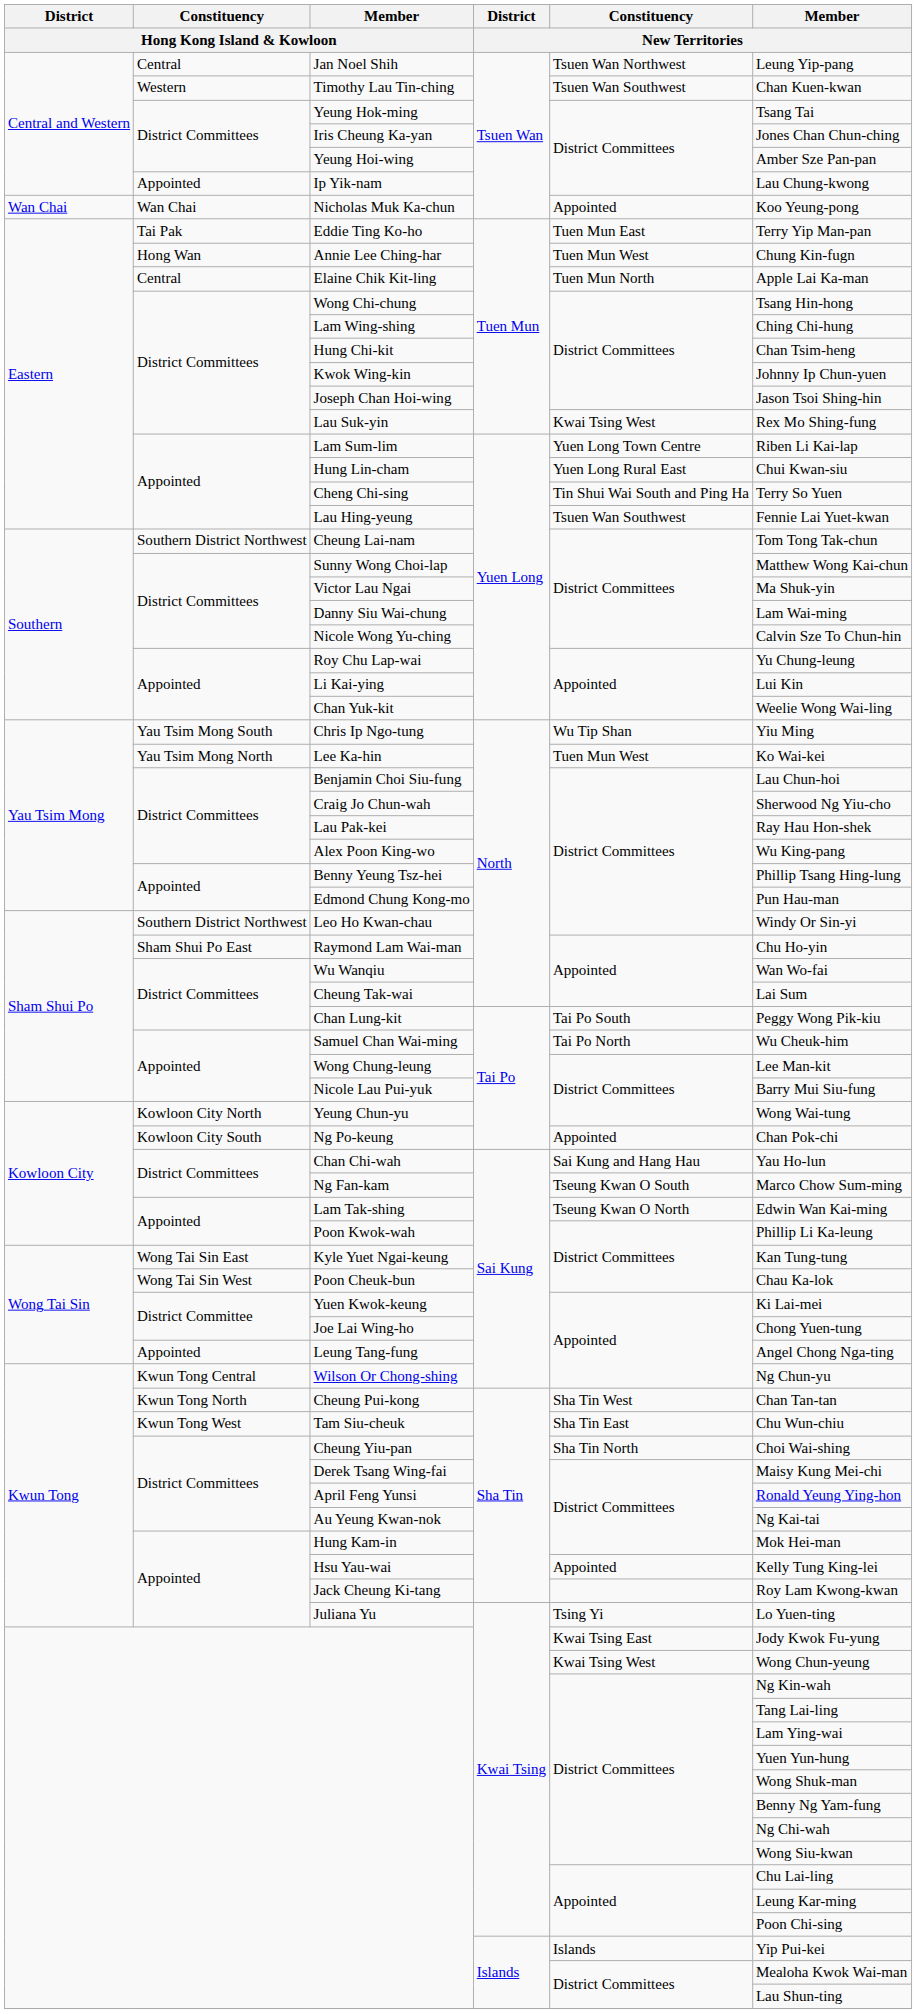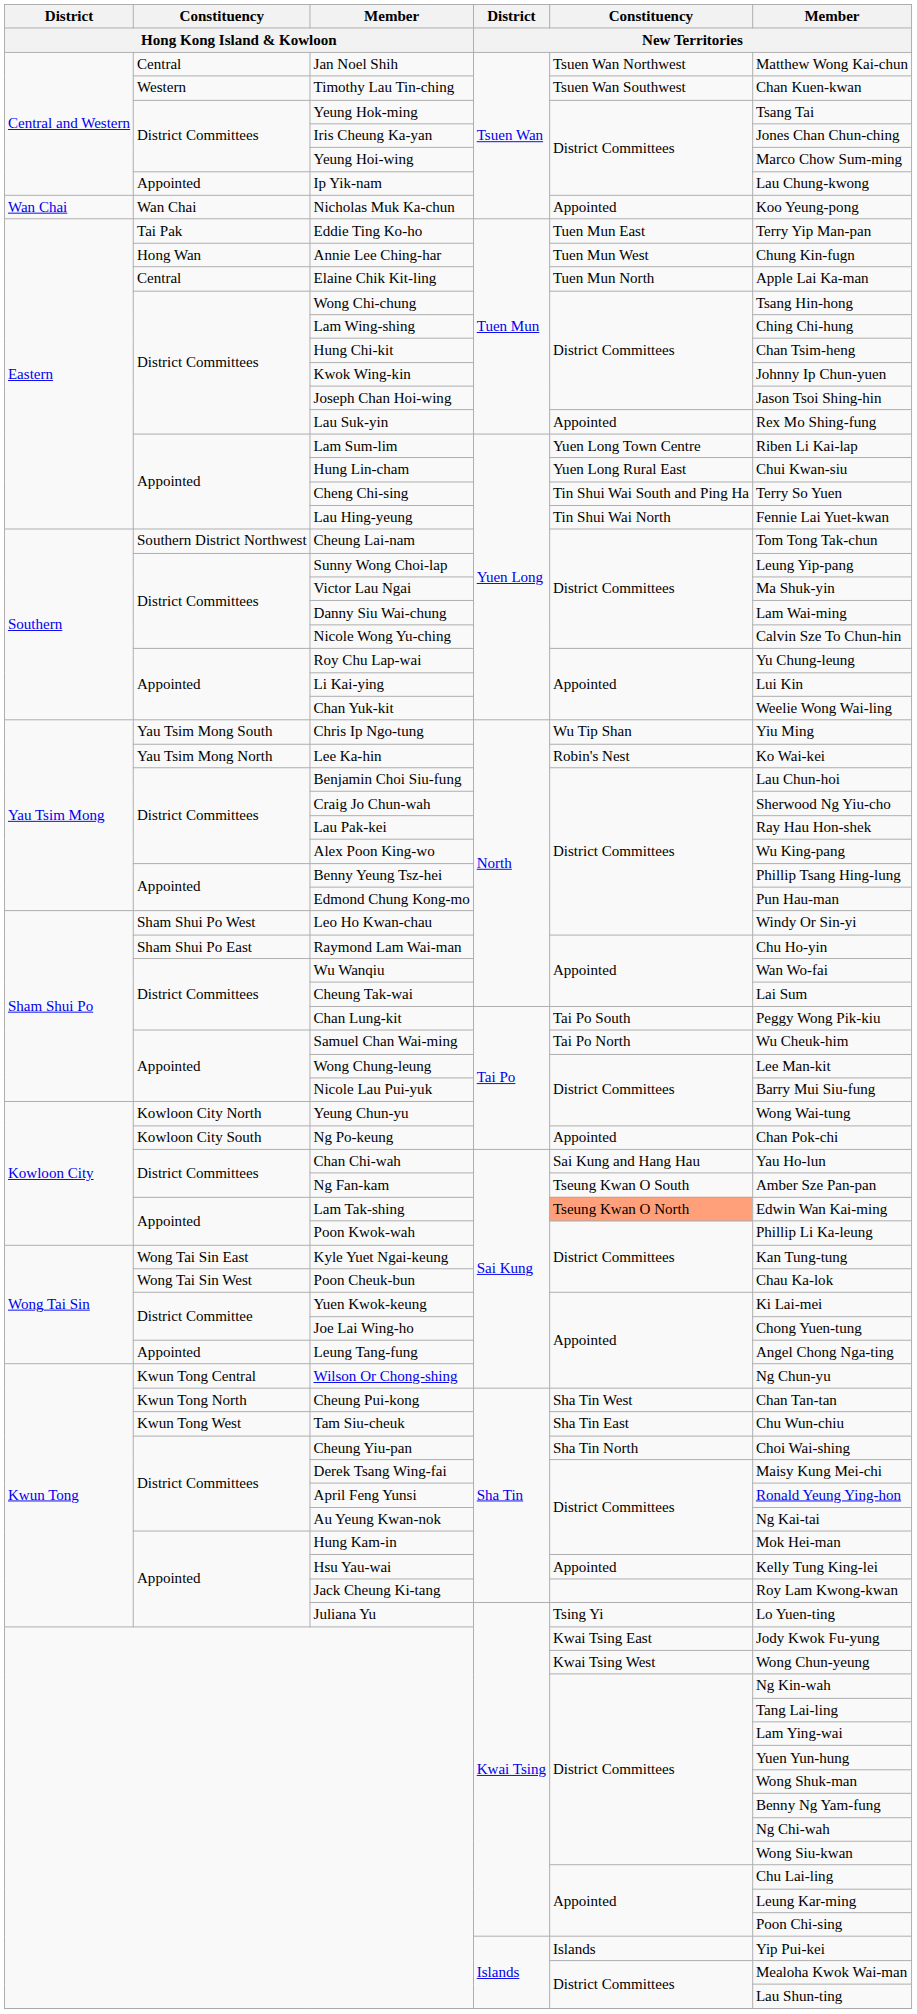(805, 64) Leung Yip-pang -> (832, 64) Matthew Wong Kai-chun
(816, 159) Amber Sze Pan-pan -> (829, 159) Marco Chow Sum-ming
(604, 421) Kwai Tsing West -> (585, 421) Appointed
(619, 517) Tsuen Wan Southwest -> (612, 517) Tin Shui Wai North
(832, 565) Matthew Wong Kai-chun -> (805, 565) Leung Yip-pang
(601, 755) Tuen Mun West -> (591, 755) Robin's Nest
(222, 922) Southern District Northwest -> (196, 922) Sham Shui Po West
(829, 1185) Marco Chow Sum-ming -> (816, 1185) Amber Sze Pan-pan
(621, 1209) no background -> (621, 1209) lightsalmon background
